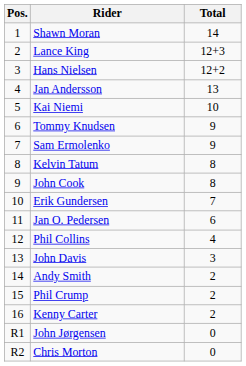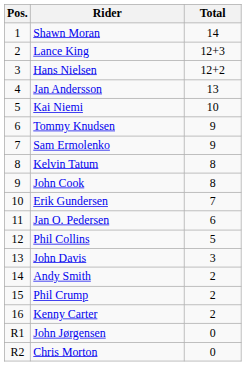(213, 239) 4 -> (213, 239) 5
